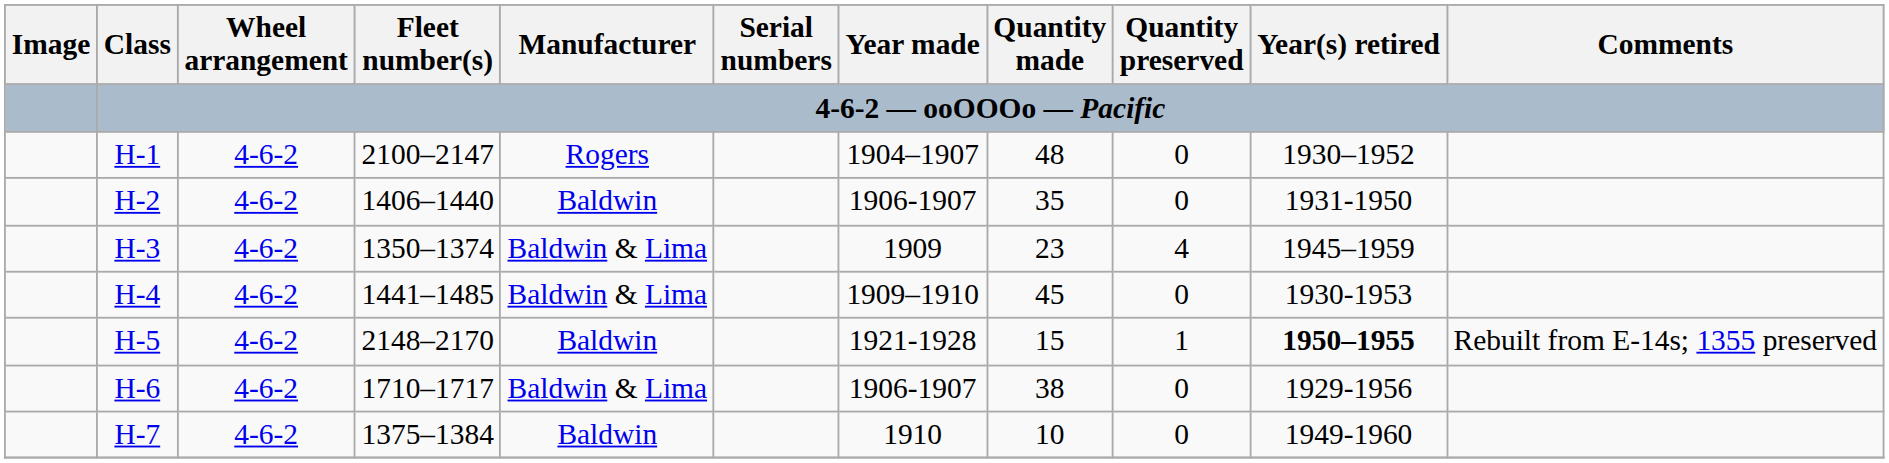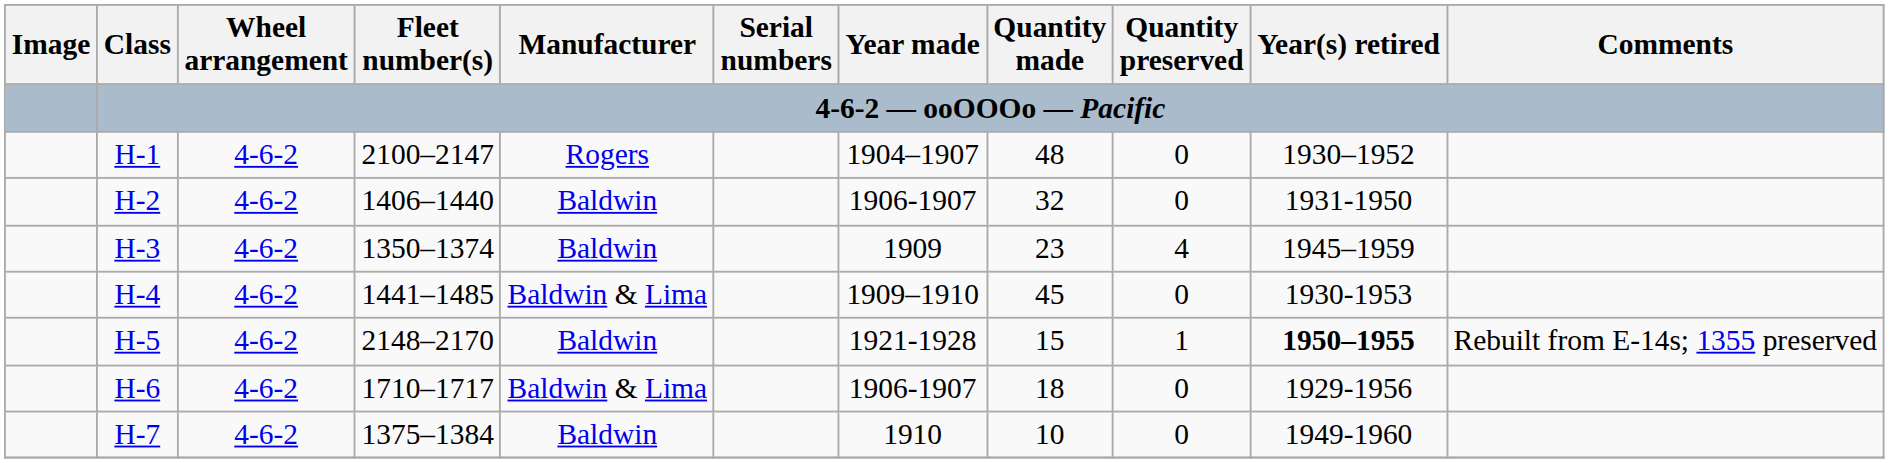(1050, 201) 35 -> (1050, 201) 32
(607, 247) Baldwin & Lima -> (607, 247) Baldwin
(1050, 387) 38 -> (1050, 387) 18
